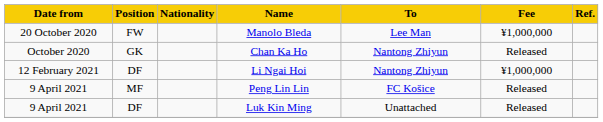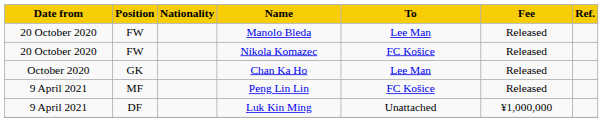(526, 33) ¥1,000,000 -> (526, 33) Released
+ row: (279, 51)
(411, 51) Nantong Zhiyun -> (411, 70) Lee Man
- row: (279, 70)
(526, 108) Released -> (526, 108) ¥1,000,000
